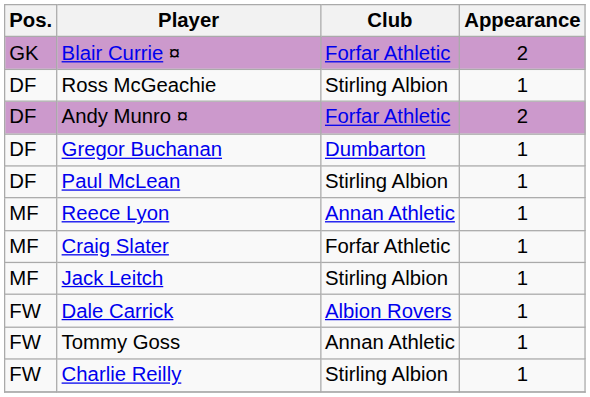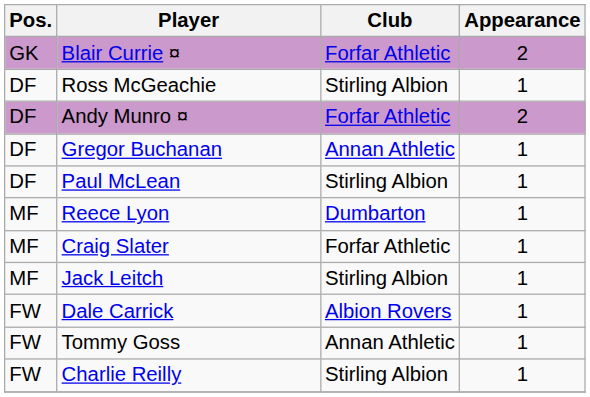(375, 149) Dumbarton -> (390, 149) Annan Athletic
(390, 213) Annan Athletic -> (375, 213) Dumbarton
